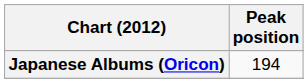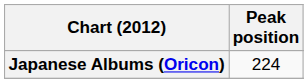(266, 64) 194 -> (266, 64) 224
